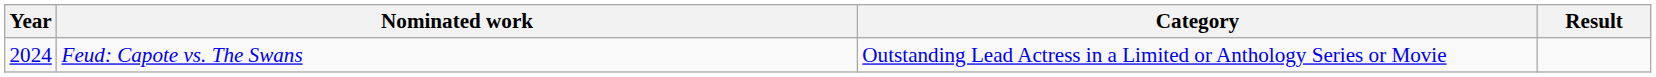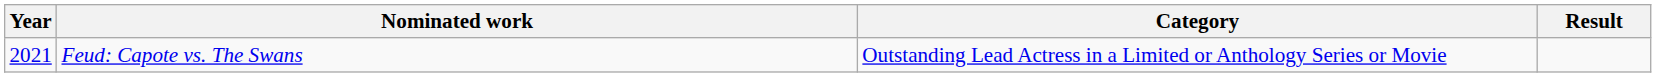(31, 54) 2024 -> (31, 54) 2021
